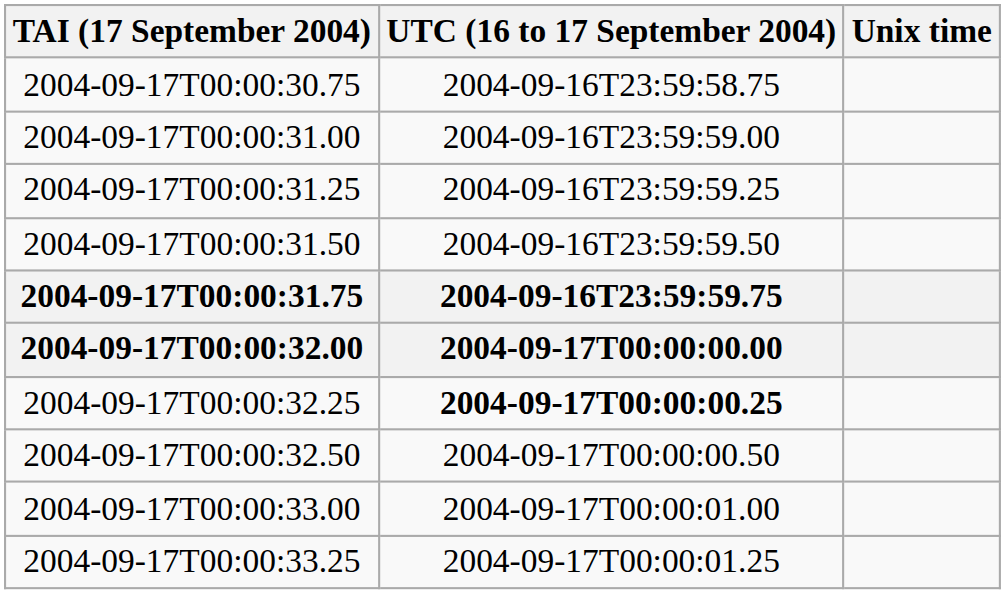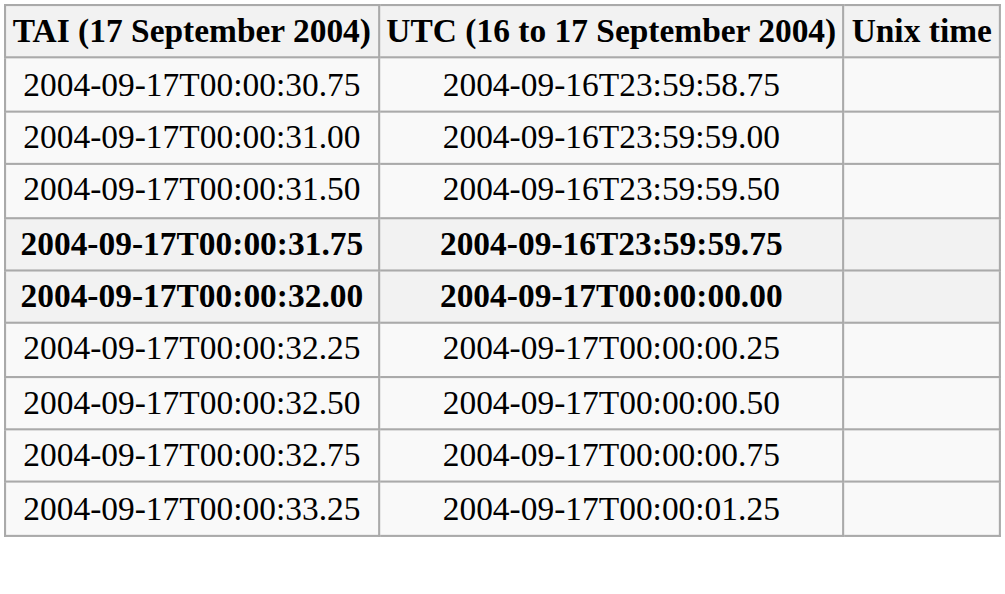- row: (192, 190)
(611, 402) bold -> (611, 349) normal
+ row: (192, 455)
- row: (192, 508)
